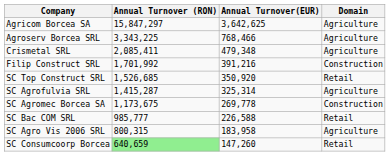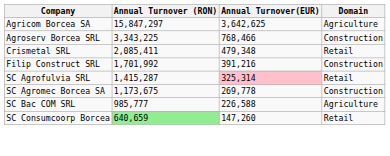(351, 38) Agriculture -> (353, 38) Construction
(351, 51) Agriculture -> (338, 51) Retail
- row: (56, 78)
(238, 91) no background -> (238, 78) pink background
(351, 91) Agriculture -> (338, 78) Retail
(338, 118) Retail -> (351, 104) Agriculture
- row: (56, 131)
